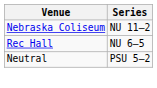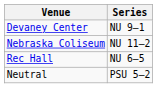+ row: (47, 28)
